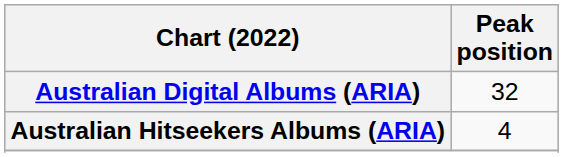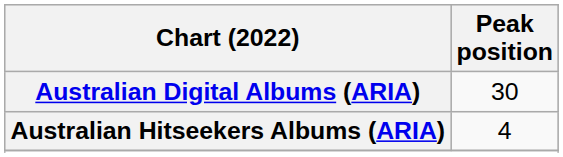(505, 91) 32 -> (505, 91) 30
